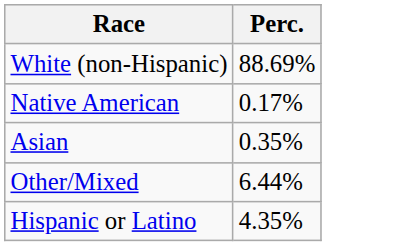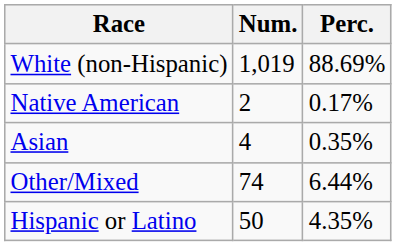+ column: (268, 24)
